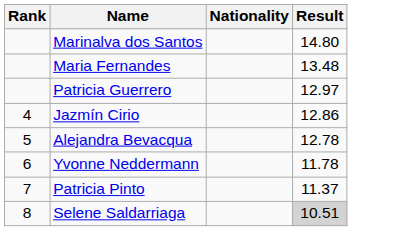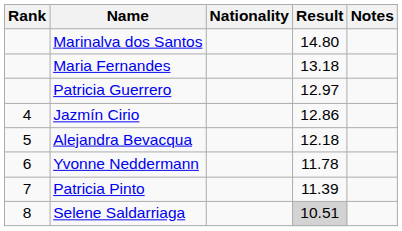+ column: (372, 16)
(320, 66) 13.48 -> (320, 66) 13.18
(320, 139) 12.78 -> (320, 139) 12.18
(320, 189) 11.37 -> (320, 189) 11.39
